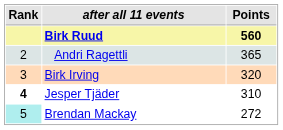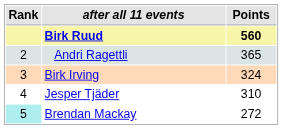(251, 75) 320 -> (251, 75) 324
(23, 94) bold -> (23, 94) normal
